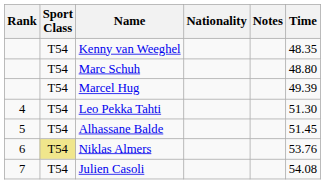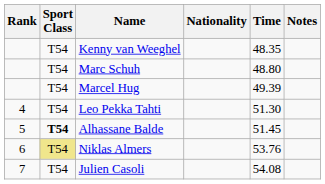columns swapped: (303, 21) <-> (268, 21)
(58, 128) normal -> (58, 128) bold
